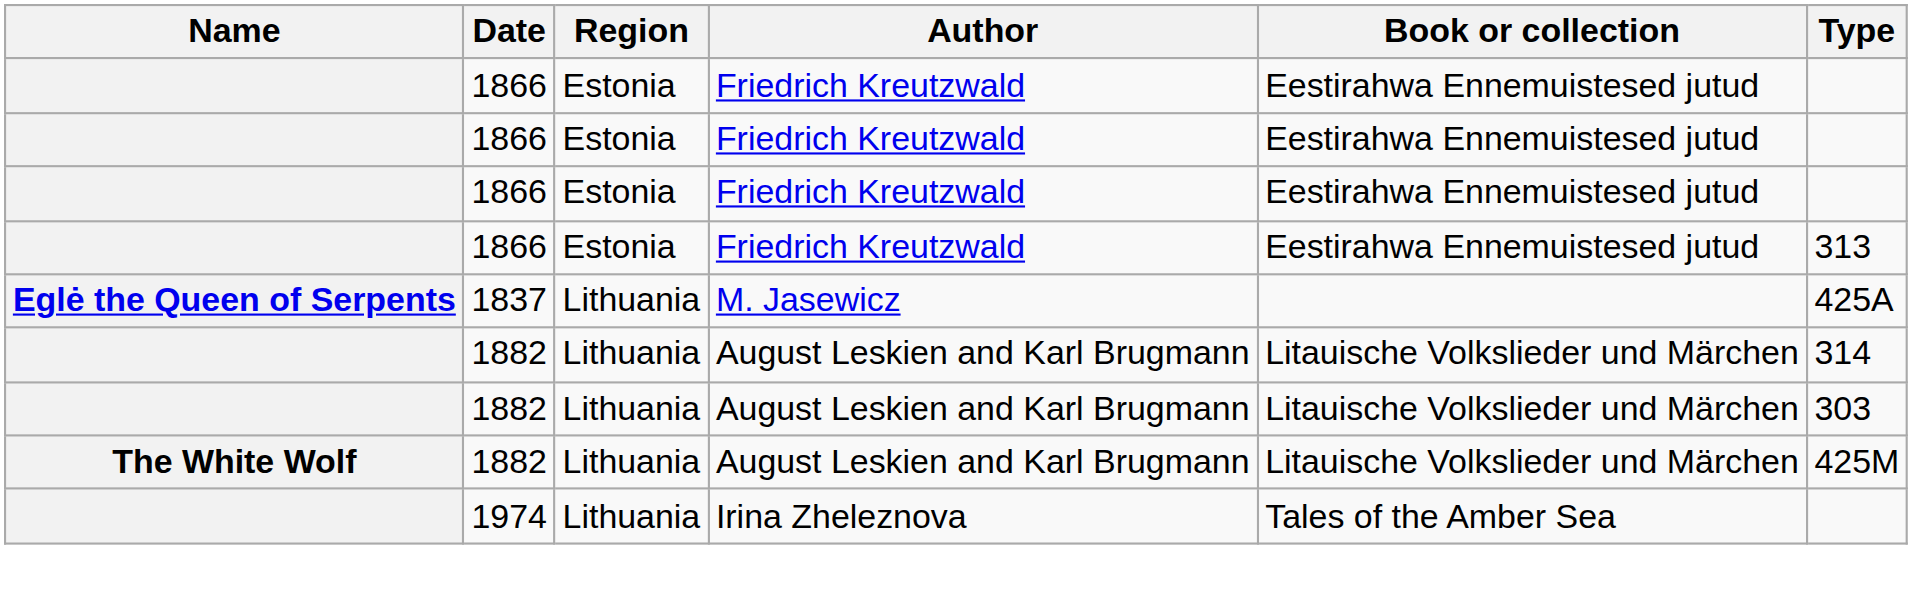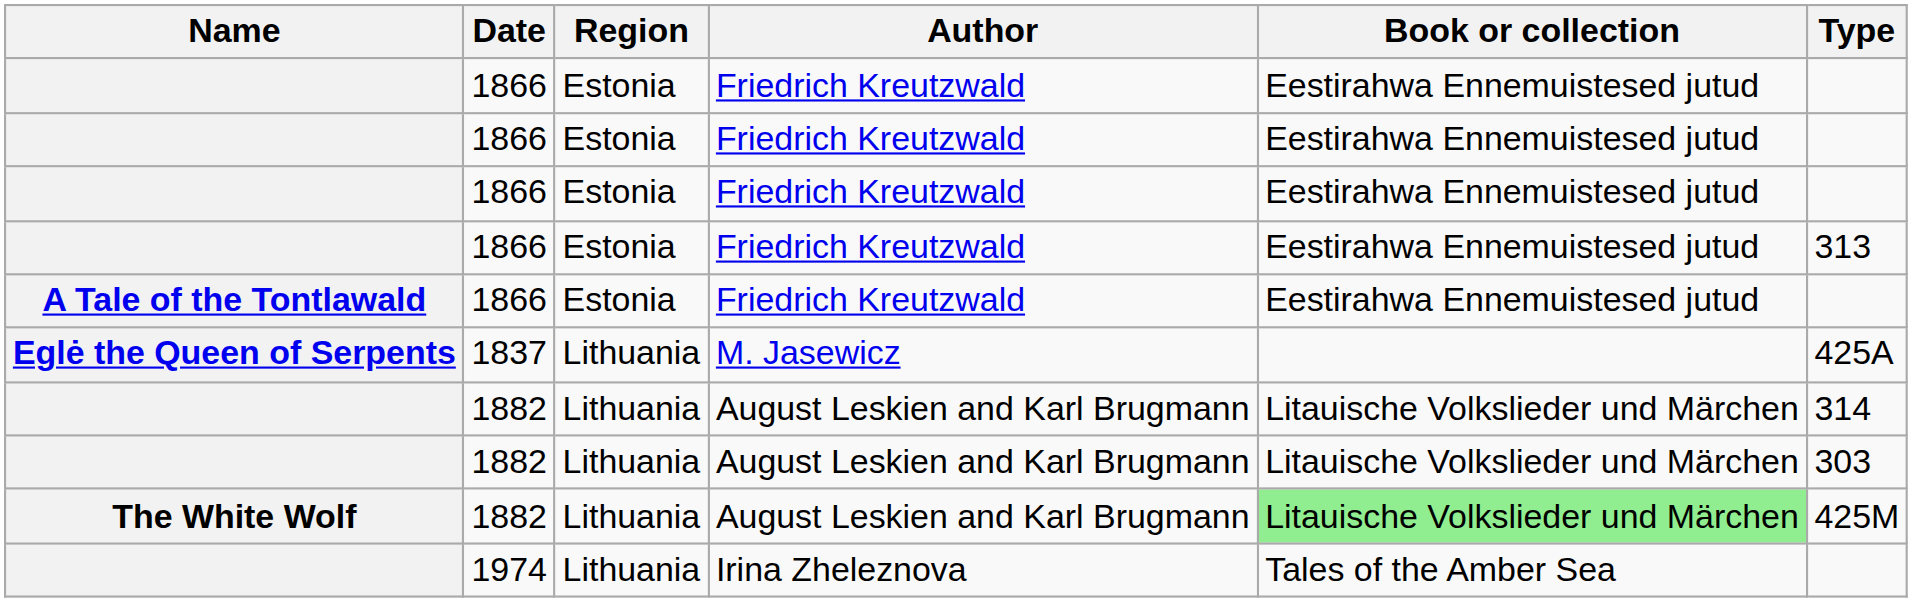+ row: (234, 300)
(1532, 461) no background -> (1532, 515) lightgreen background
